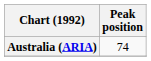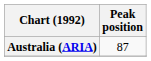(123, 46) 74 -> (123, 46) 87
